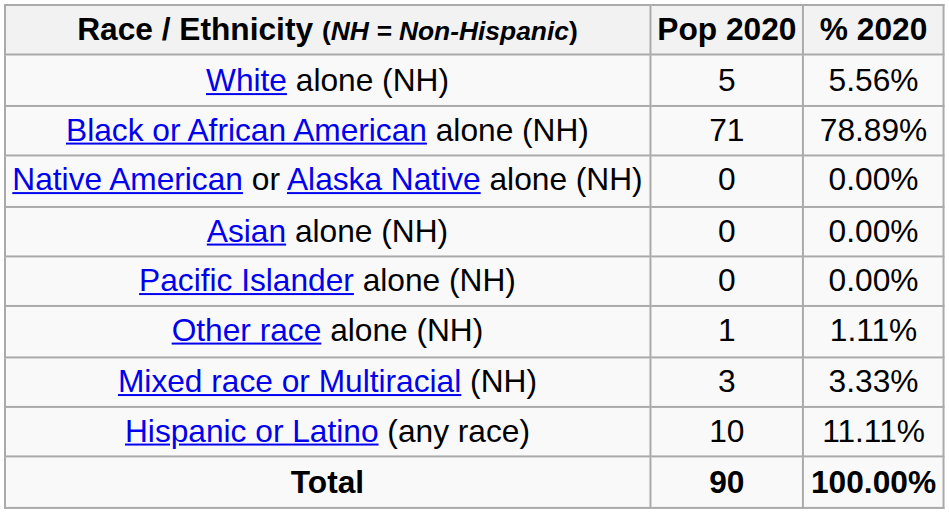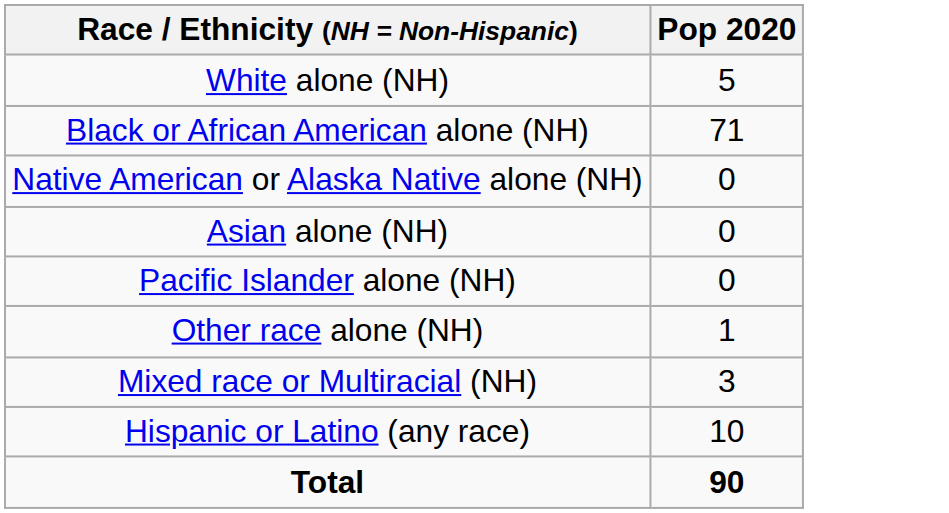- column: (874, 29)
